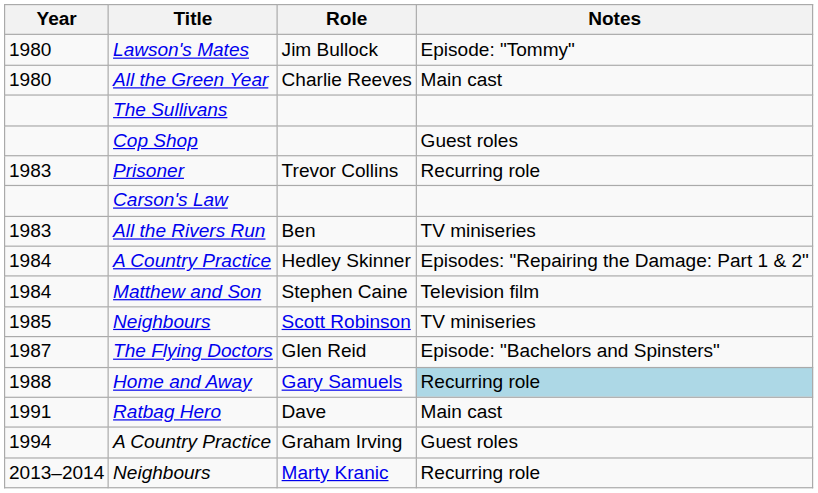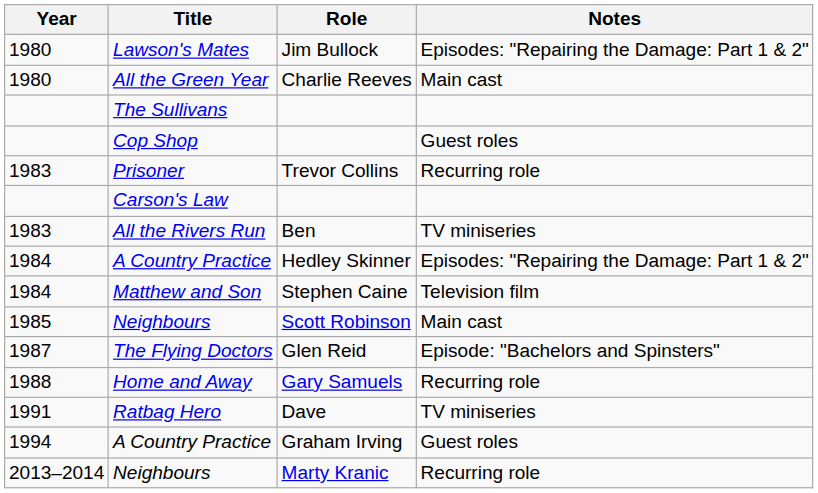(498, 49) Episode: "Tommy" -> (615, 49) Episodes: "Repairing the Damage: Part 1 & 2"
(478, 321) TV miniseries -> (461, 321) Main cast
(480, 381) lightblue background -> (480, 381) no background
(461, 412) Main cast -> (478, 412) TV miniseries
